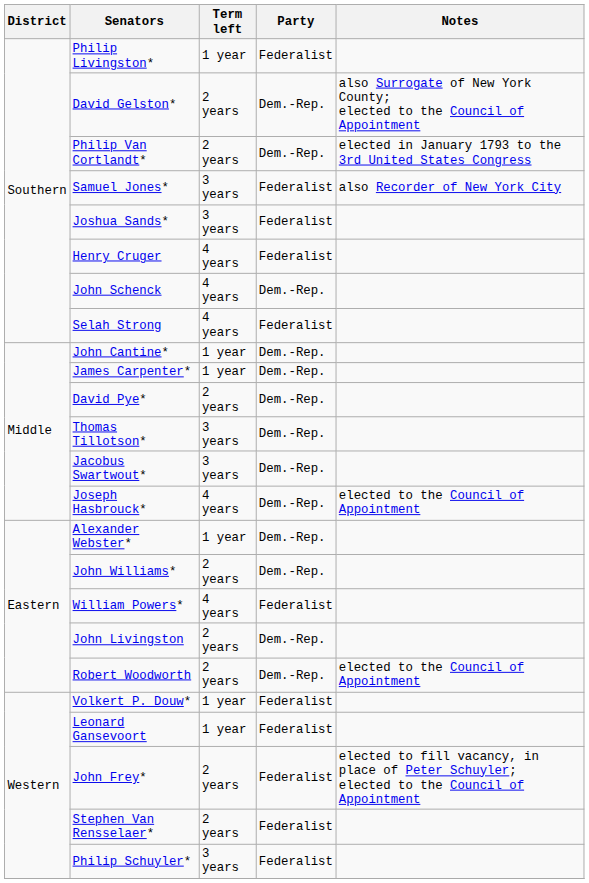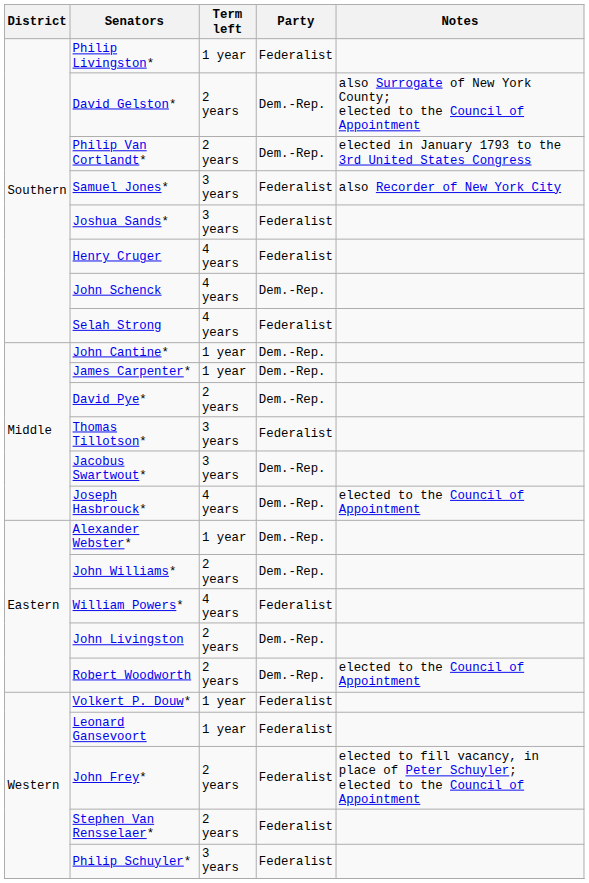(292, 434) Dem.-Rep. -> (296, 434) Federalist
